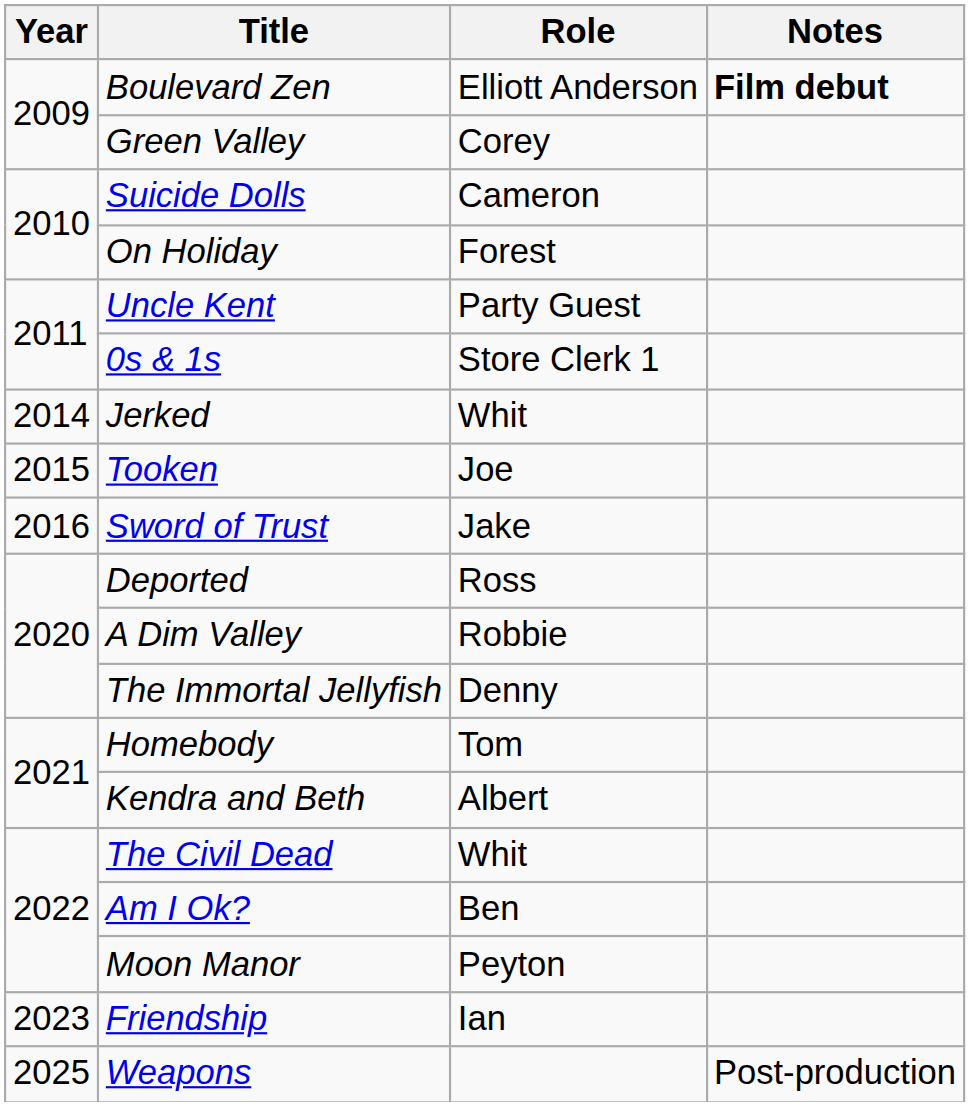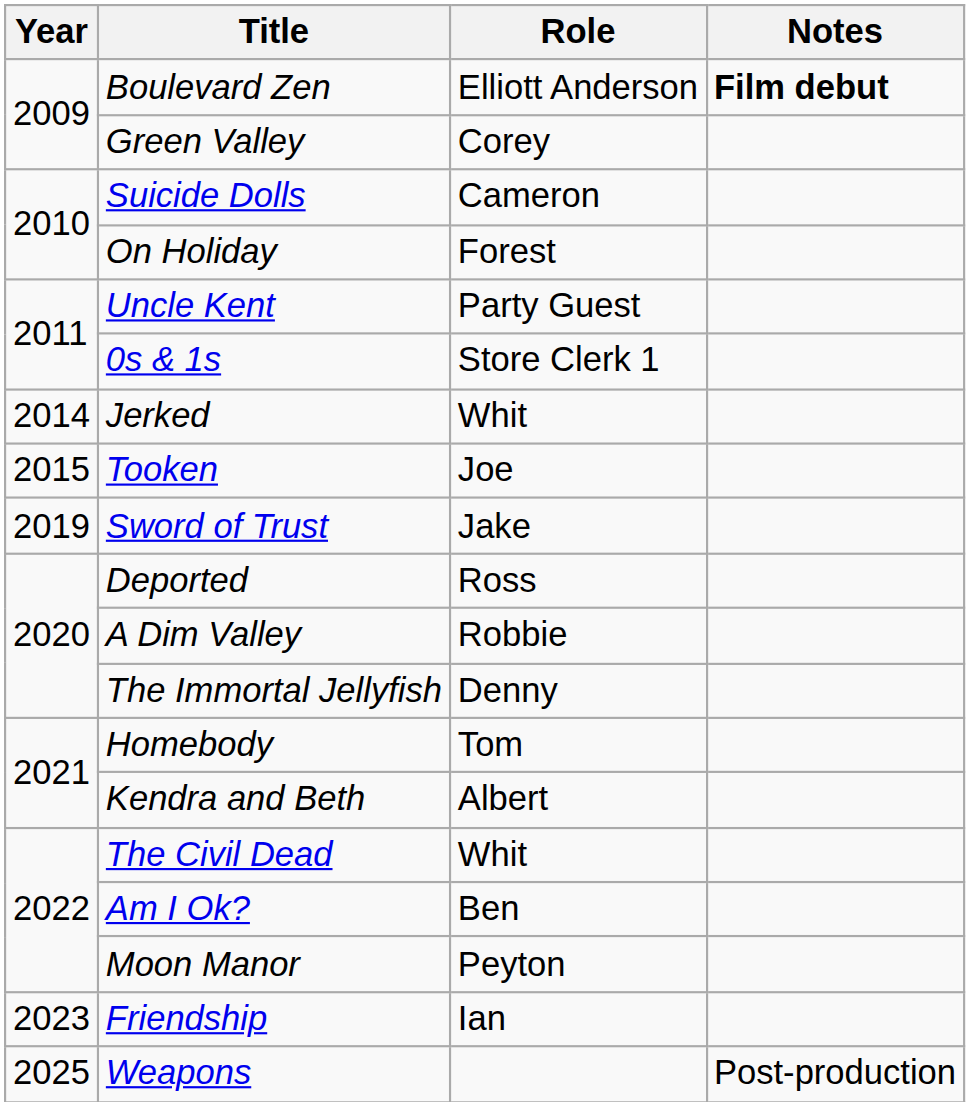(51, 525) 2016 -> (51, 525) 2019
